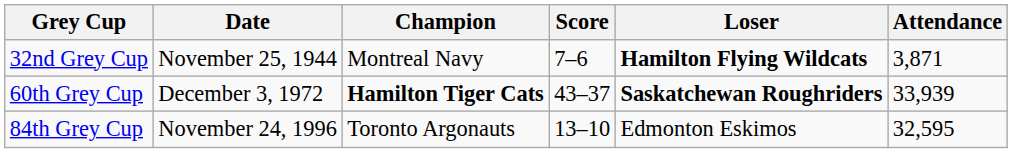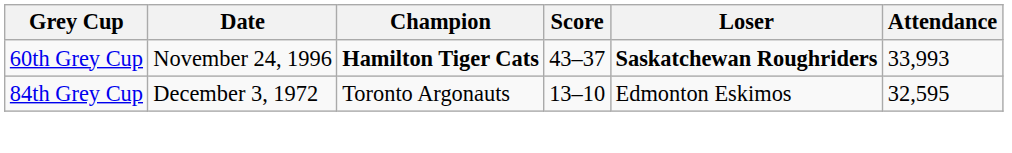- row: (79, 57)
(241, 93) December 3, 1972 -> (243, 57) November 24, 1996
(924, 93) 33,939 -> (919, 57) 33,993
(248, 128) November 24, 1996 -> (236, 93) December 3, 1972
